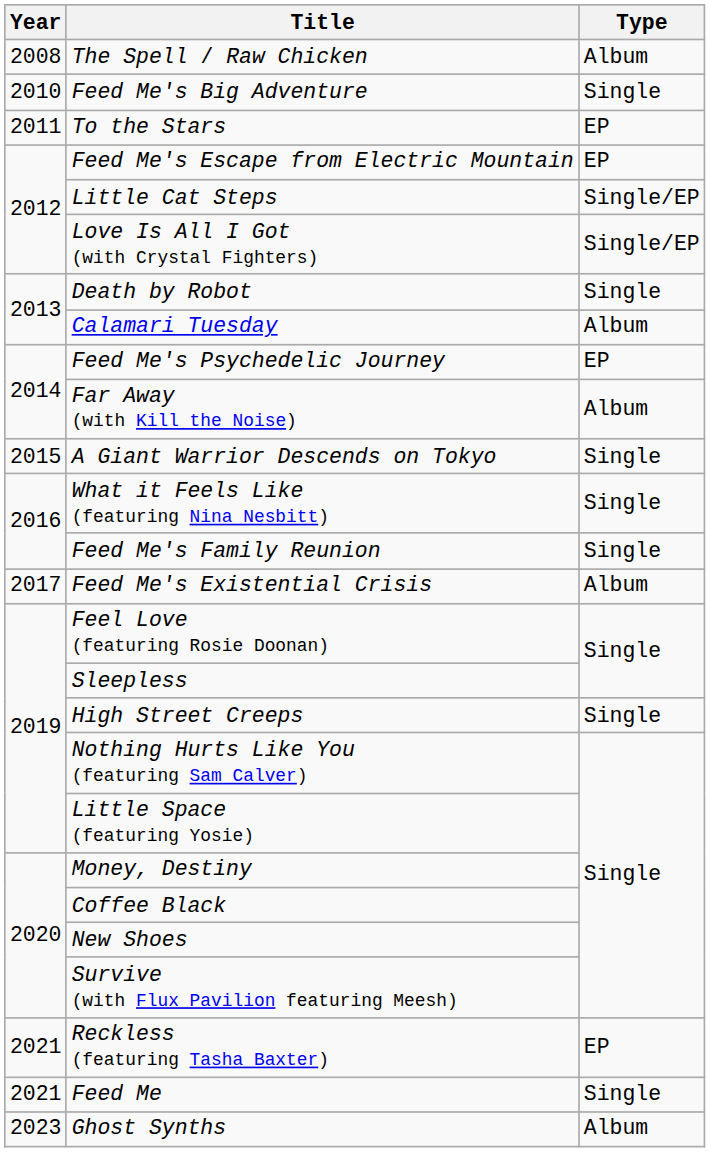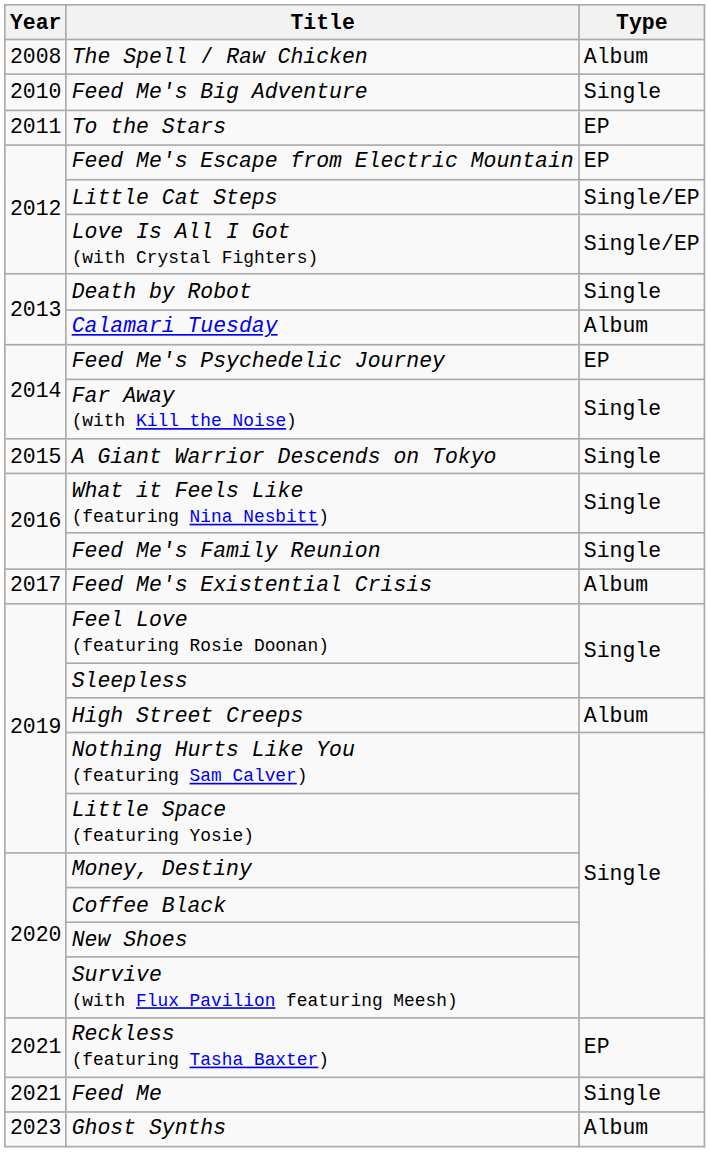(616, 409) Album -> (622, 409) Single
(622, 716) Single -> (616, 716) Album
